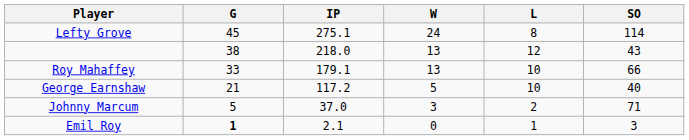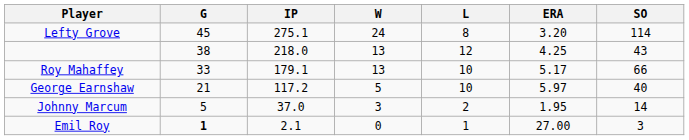+ column: (553, 14)
(634, 107) 71 -> (640, 107) 14
